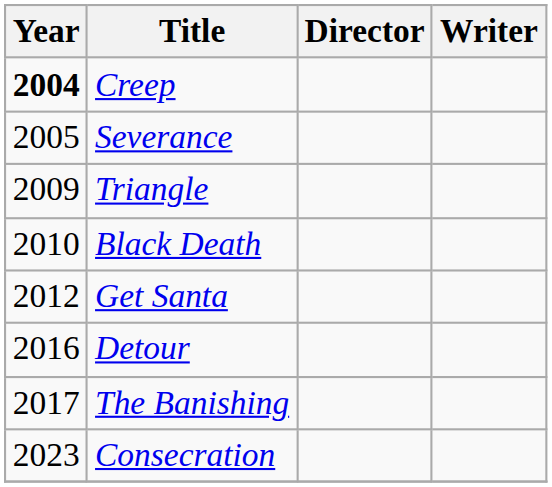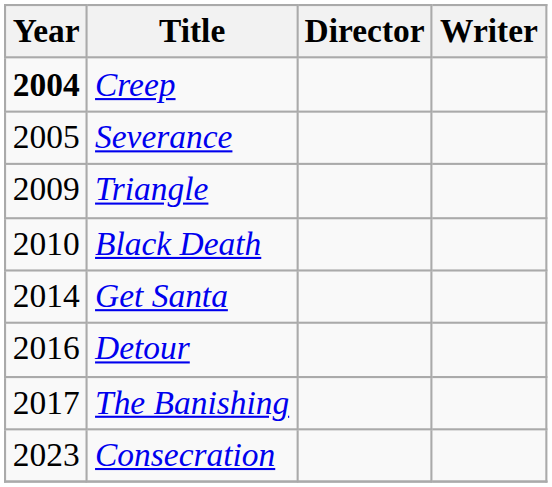(46, 296) 2012 -> (46, 296) 2014
